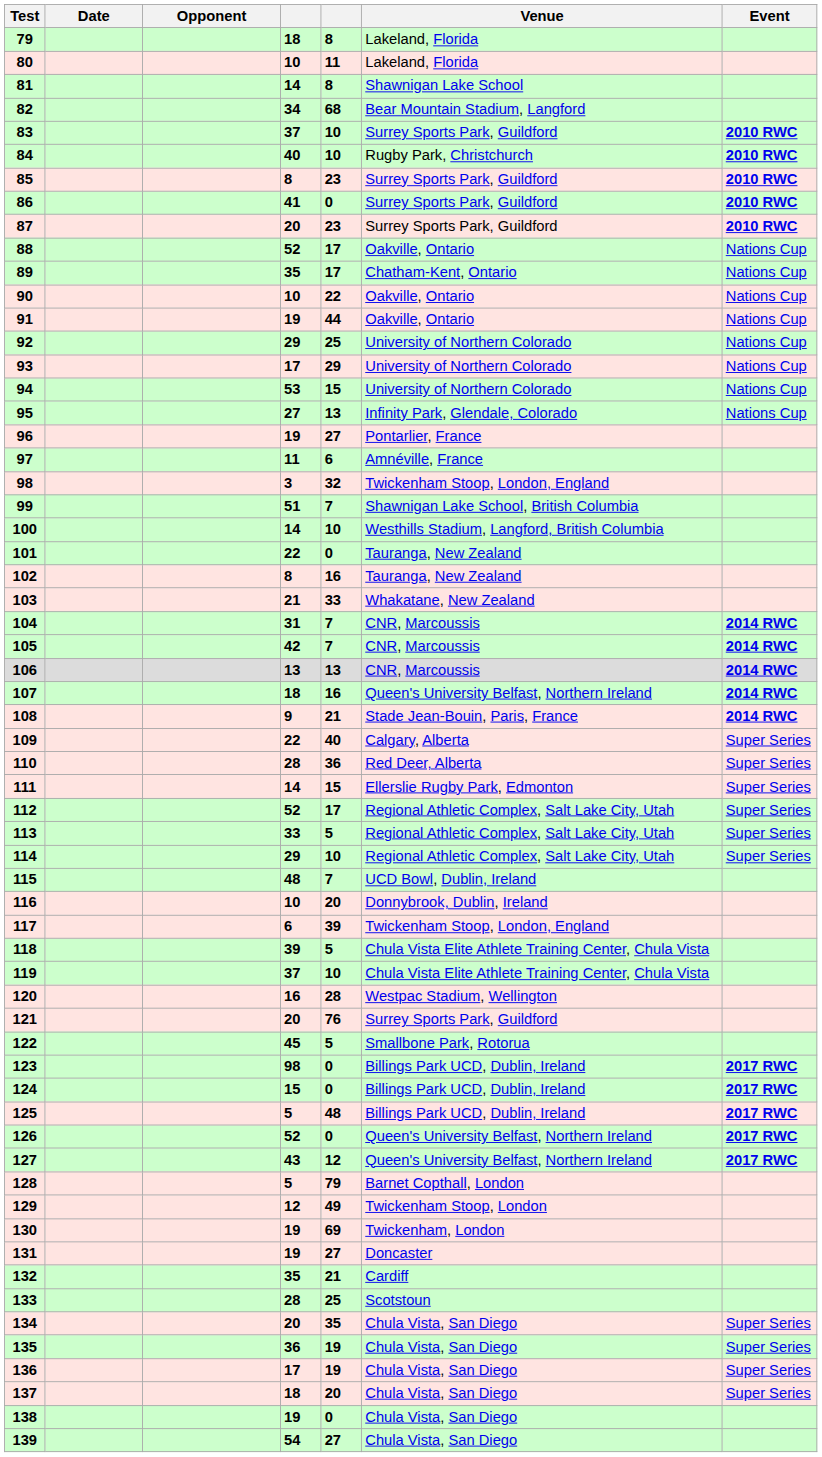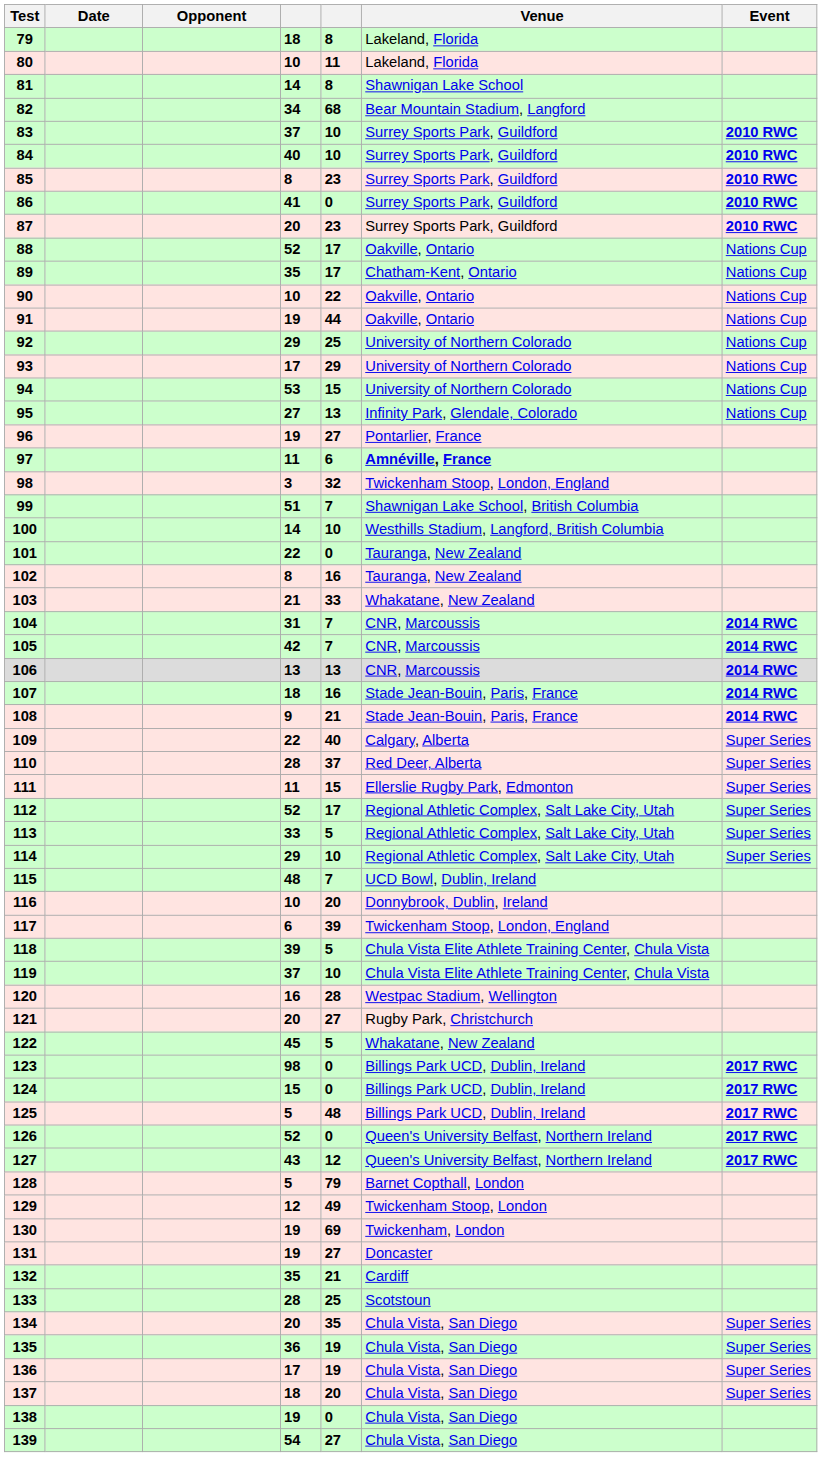(449, 156) Rugby Park, Christchurch -> (461, 156) Surrey Sports Park, Guildford
(424, 459) normal -> (428, 459) bold
(509, 693) Queen's University Belfast, Northern Ireland -> (472, 693) Stade Jean-Bouin, Paris, France
(333, 763) 36 -> (333, 763) 37
(292, 786) 14 -> (292, 786) 11
(333, 1020) 76 -> (333, 1020) 27
(461, 1020) Surrey Sports Park, Guildford -> (449, 1020) Rugby Park, Christchurch
(447, 1043) Smallbone Park, Rotorua -> (450, 1043) Whakatane, New Zealand
